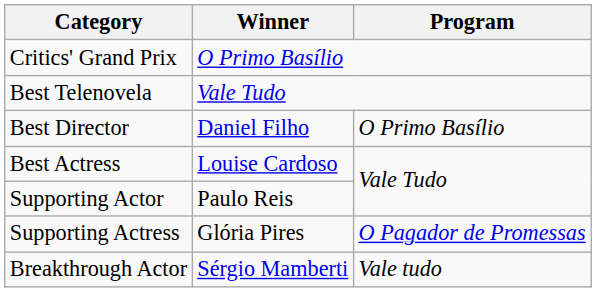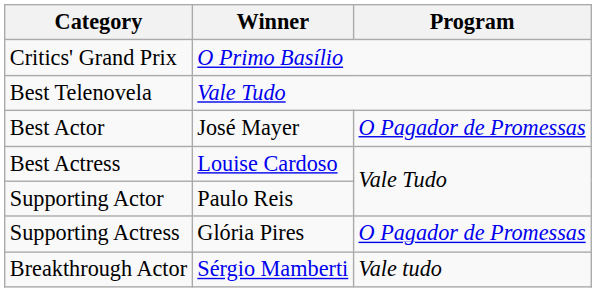- row: (69, 127)
+ row: (57, 127)
